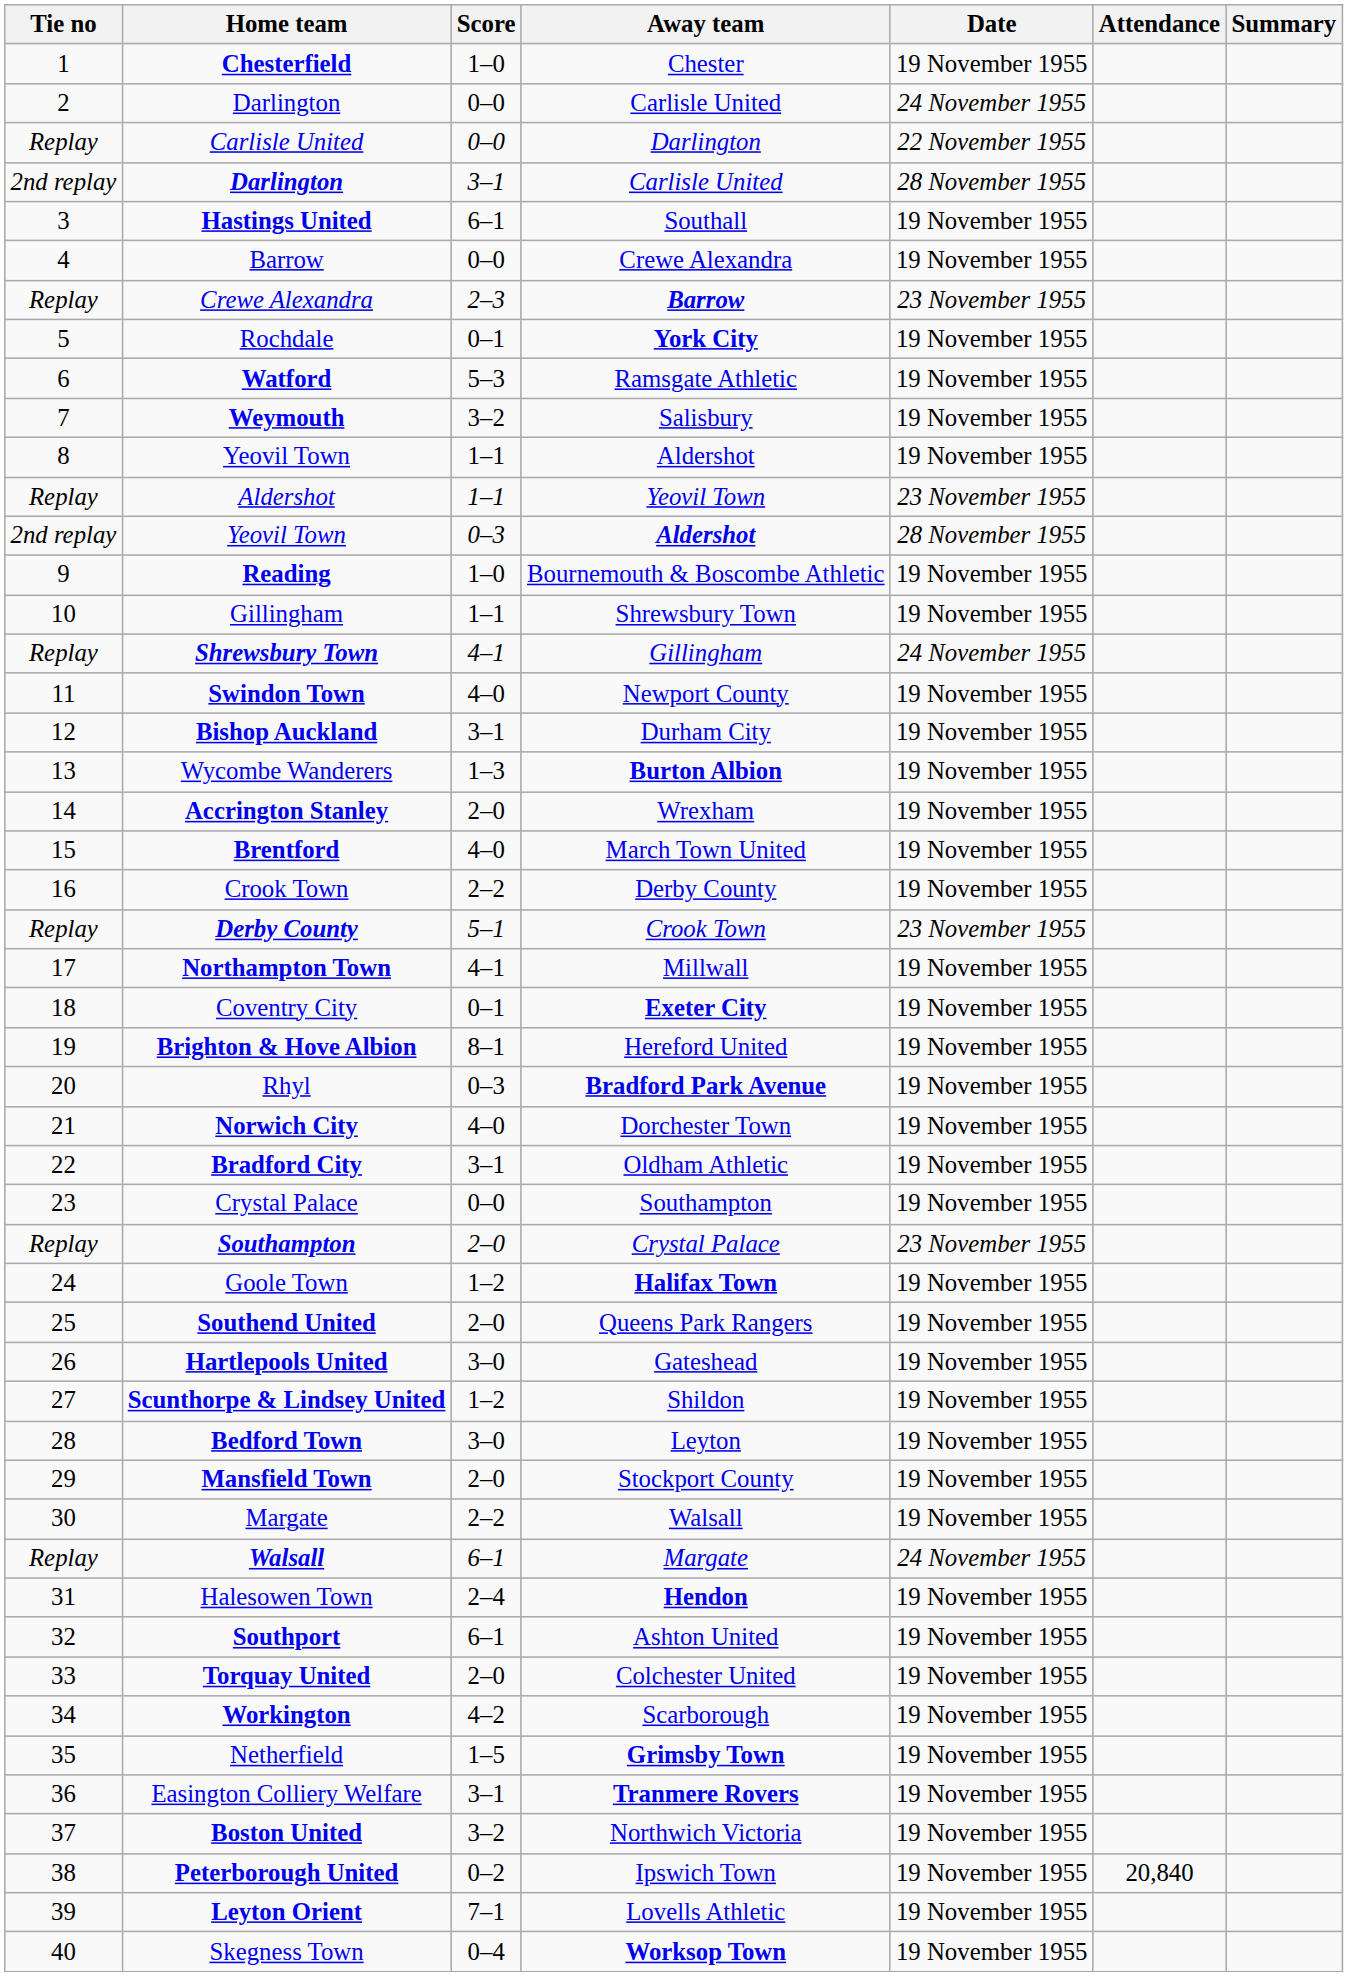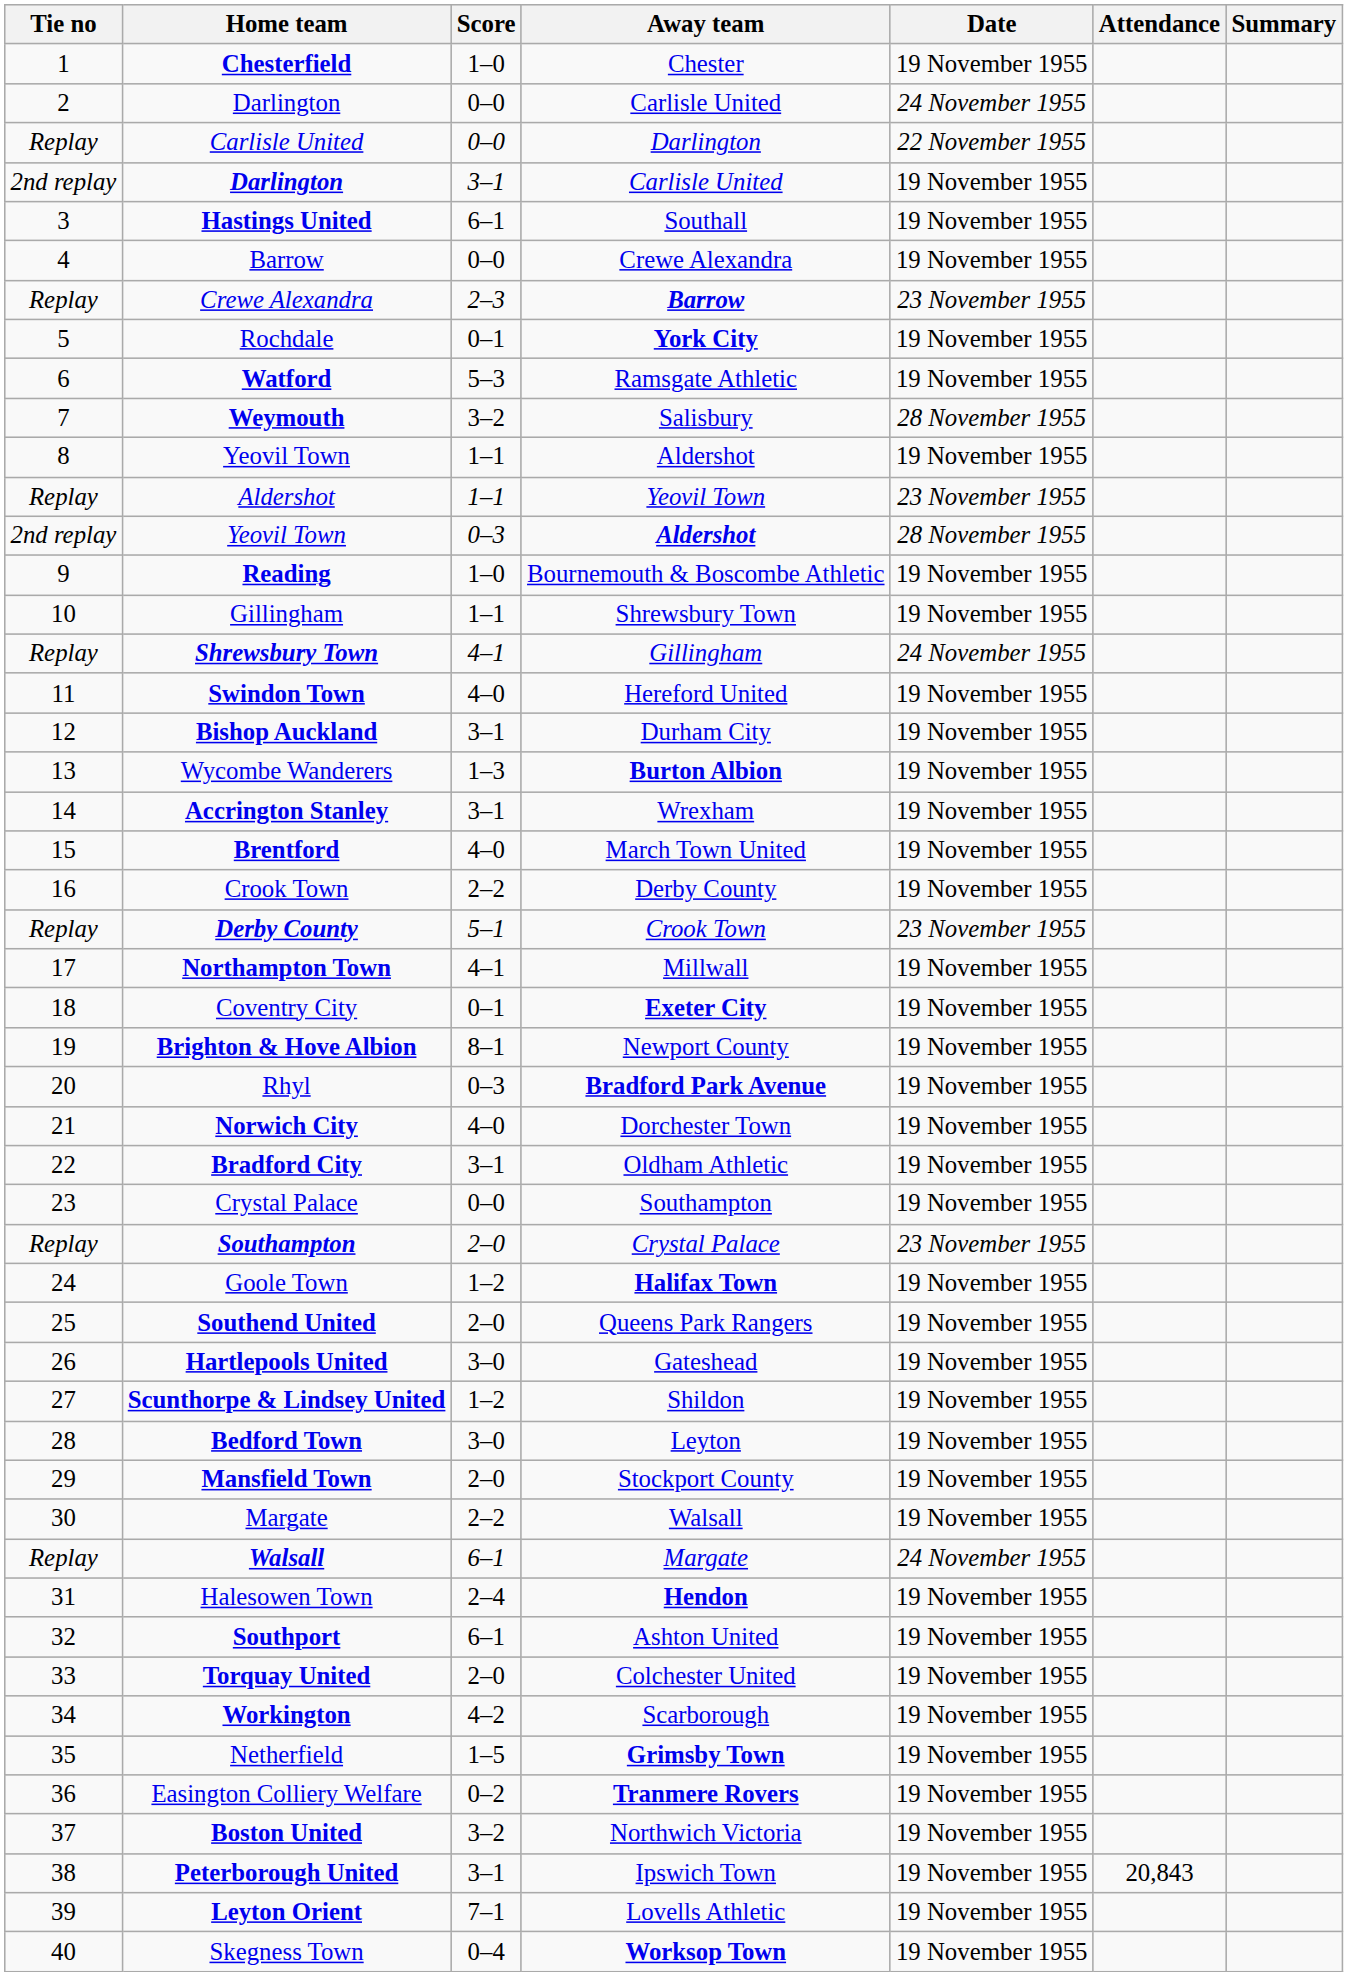(992, 181) 28 November 1955 -> (992, 181) 19 November 1955
(992, 417) 19 November 1955 -> (992, 417) 28 November 1955
(706, 692) Newport County -> (706, 692) Hereford United
(486, 810) 2–0 -> (486, 810) 3–1
(706, 1046) Hereford United -> (706, 1046) Newport County
(486, 1794) 3–1 -> (486, 1794) 0–2
(486, 1872) 0–2 -> (486, 1872) 3–1
(1159, 1872) 20,840 -> (1159, 1872) 20,843
